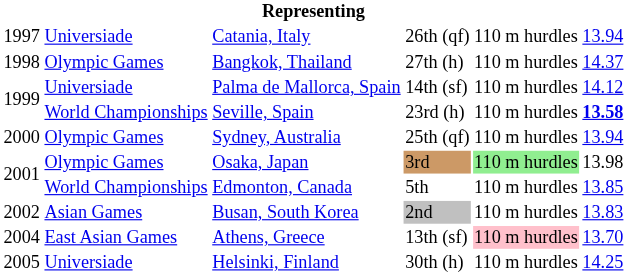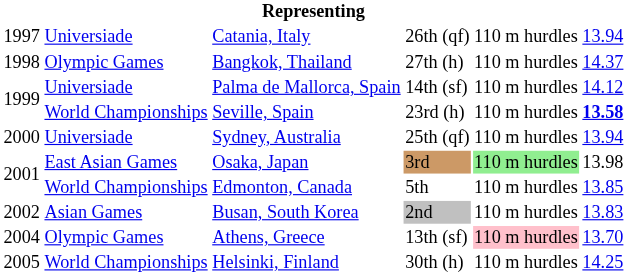(104, 137) Olympic Games -> (89, 137) Universiade
(104, 162) Olympic Games -> (111, 162) East Asian Games
(111, 237) East Asian Games -> (104, 237) Olympic Games
(89, 262) Universiade -> (126, 262) World Championships
